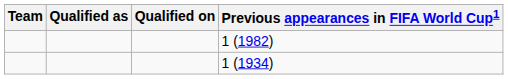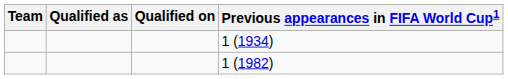rows swapped: (247, 63) <-> (247, 41)
